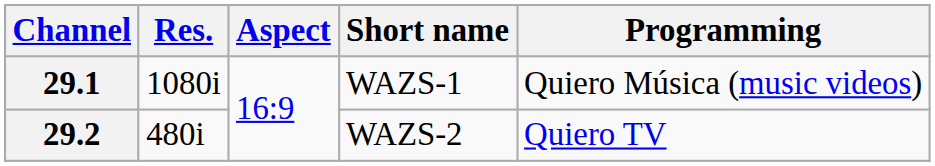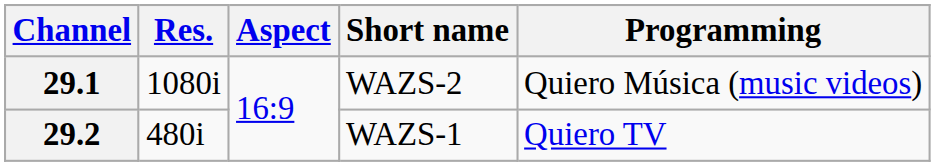(404, 82) WAZS-1 -> (404, 82) WAZS-2
(404, 134) WAZS-2 -> (404, 134) WAZS-1
